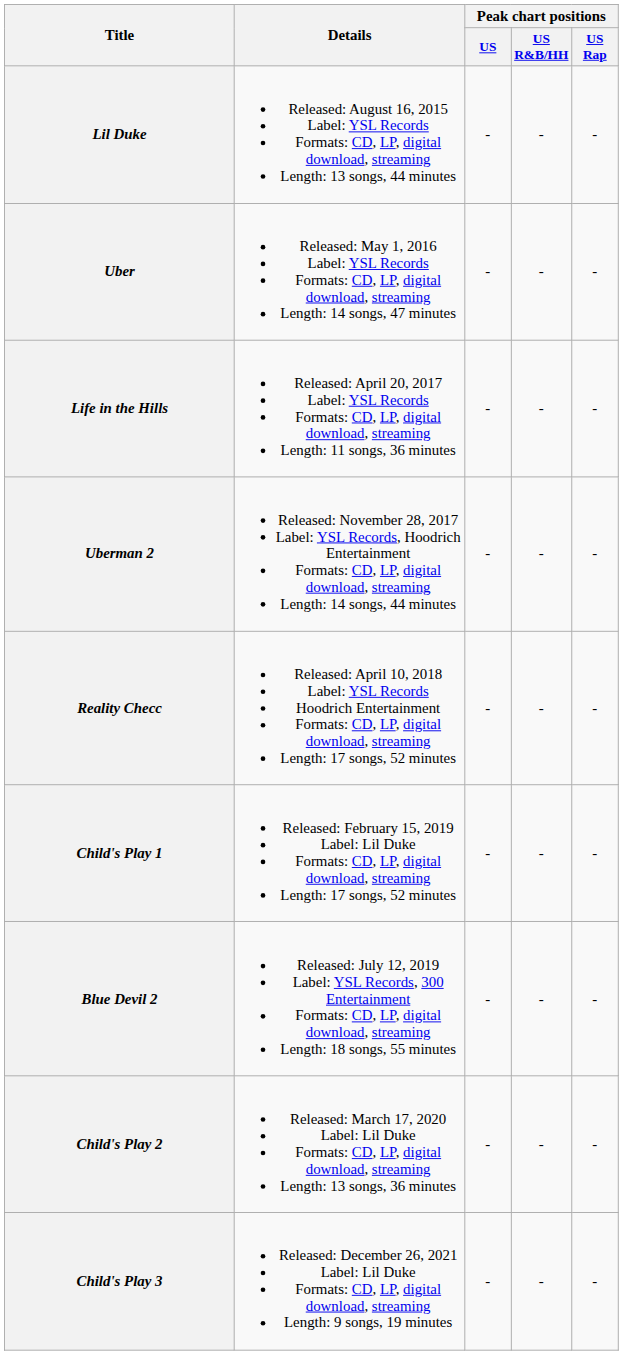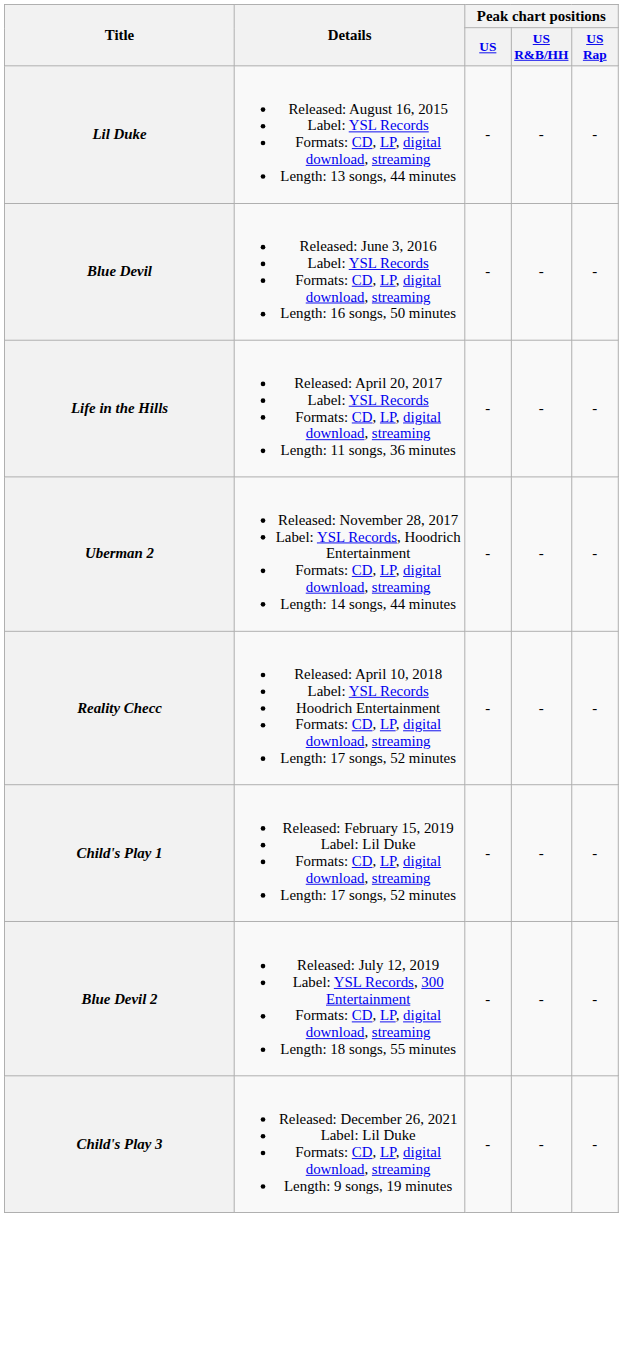- row: (119, 271)
+ row: (119, 271)
- row: (119, 1144)
